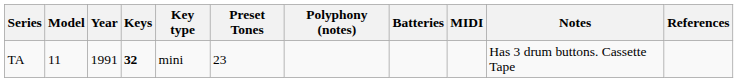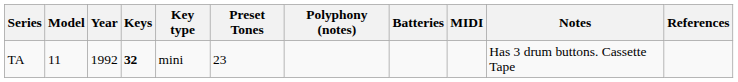(104, 59) 1991 -> (104, 59) 1992
